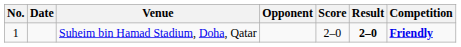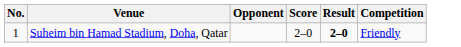- column: (42, 13)
(411, 32) bold -> (380, 32) normal
